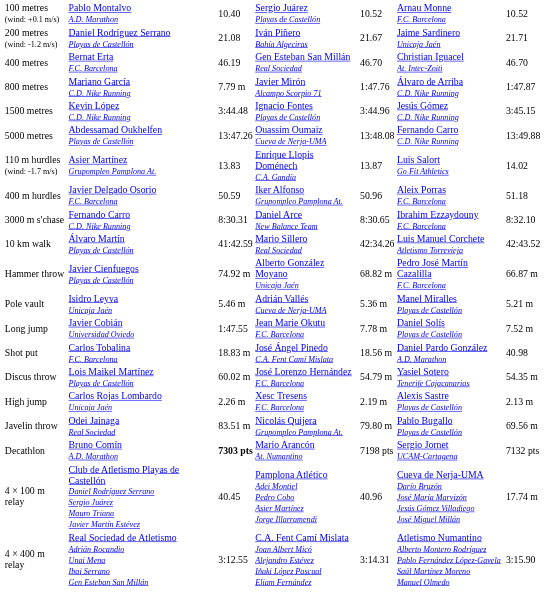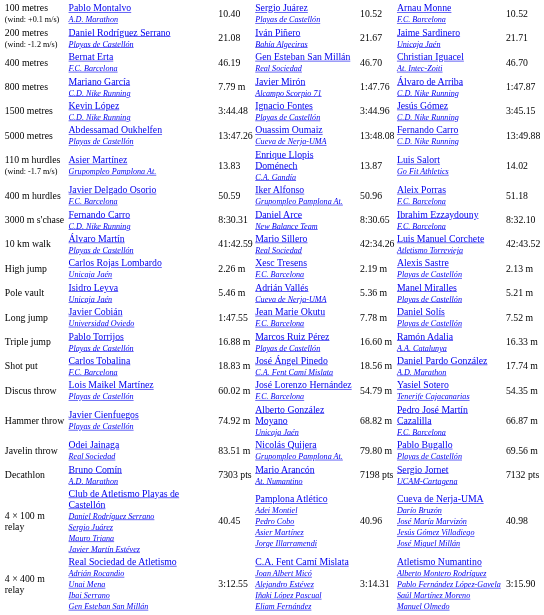rows swapped: (26, 401) <-> (35, 274)
+ row: (28, 342)
(517, 353) 40.98 -> (522, 366) 17.74 m
(236, 450) bold -> (235, 475) normal
(522, 497) 17.74 m -> (517, 521) 40.98
